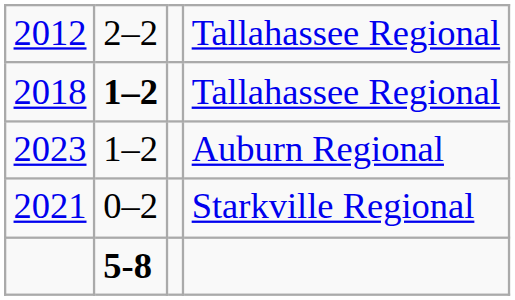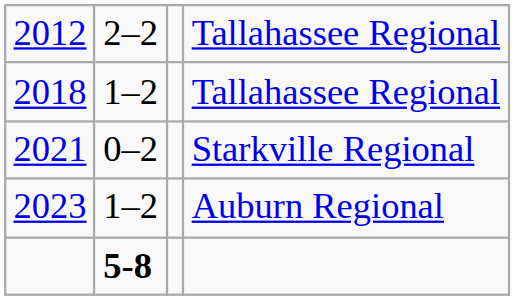(131, 91) bold -> (131, 91) normal
rows swapped: (50, 206) <-> (50, 149)
